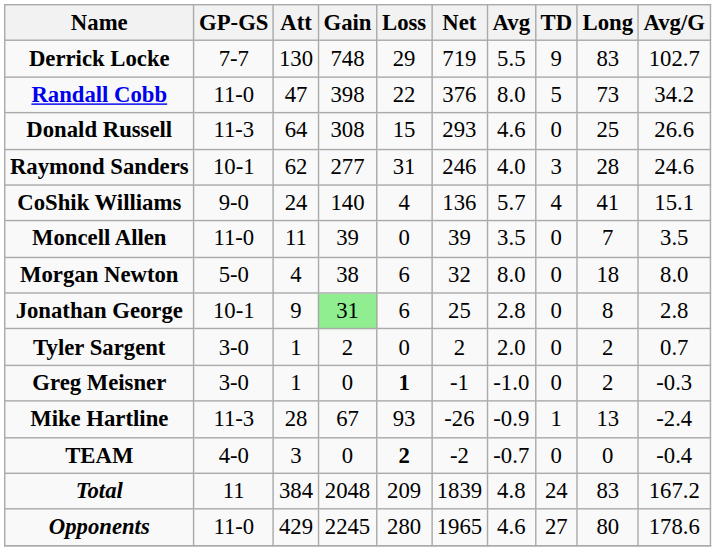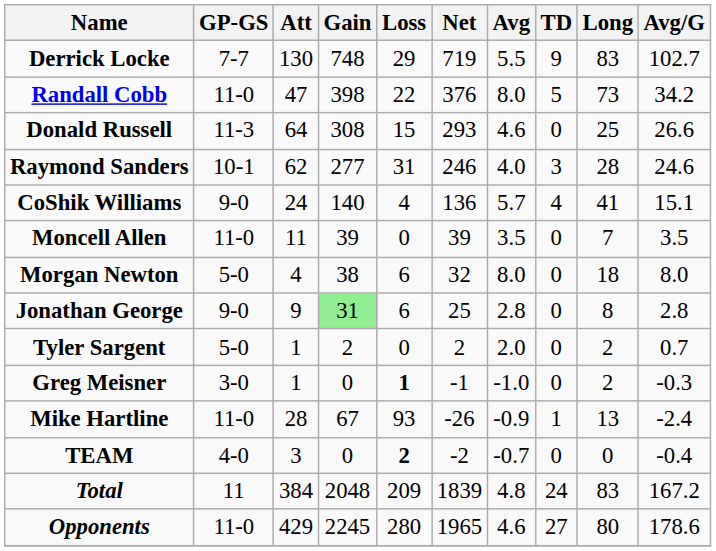(234, 310) 10-1 -> (234, 310) 9-0
(234, 346) 3-0 -> (234, 346) 5-0
(234, 418) 11-3 -> (234, 418) 11-0
